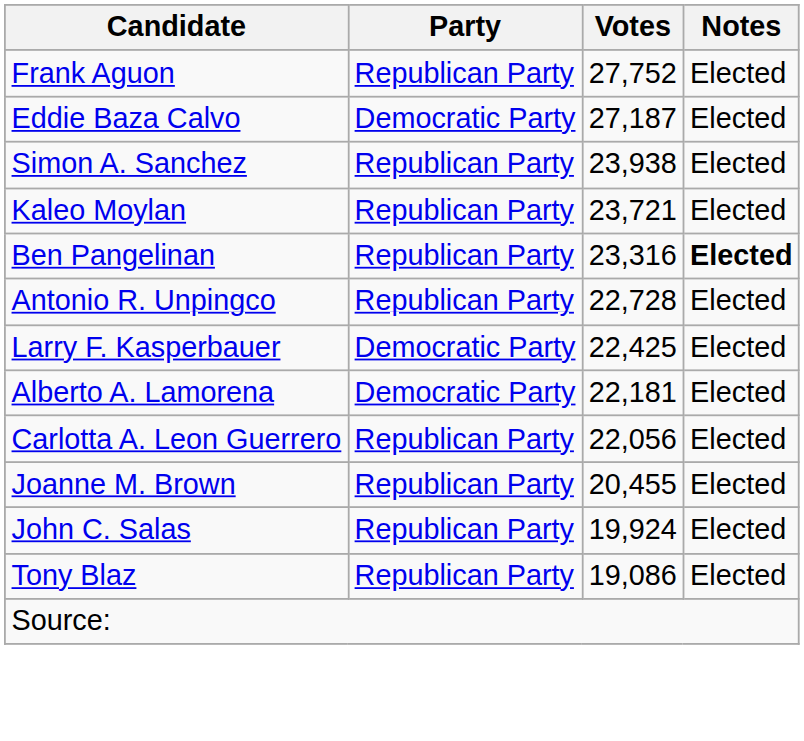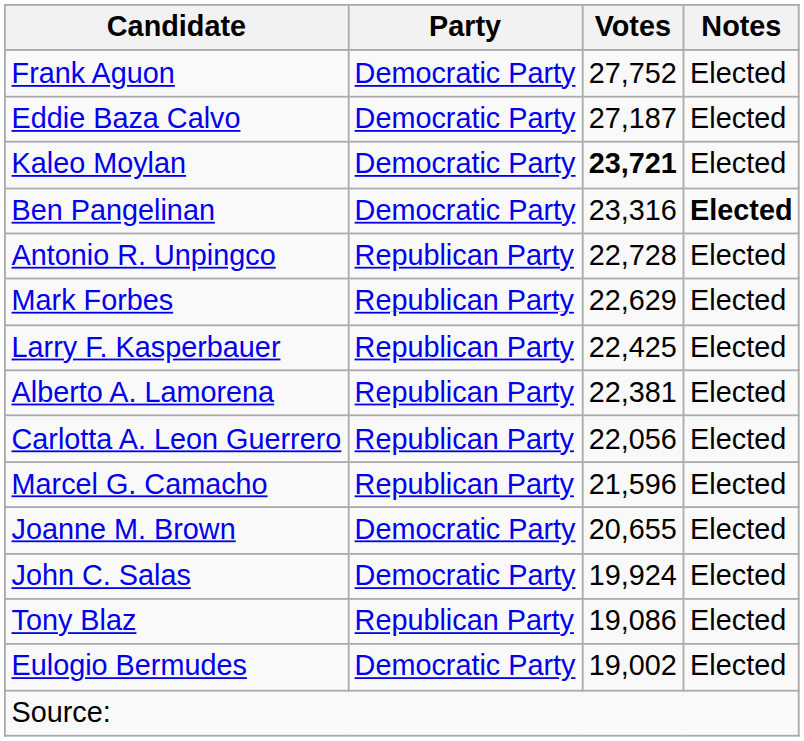(464, 73) Republican Party -> (465, 73) Democratic Party
- row: (129, 164)
(464, 210) Republican Party -> (465, 164) Democratic Party
(633, 210) normal -> (633, 164) bold
(464, 255) Republican Party -> (465, 210) Democratic Party
+ row: (92, 301)
(465, 347) Democratic Party -> (464, 347) Republican Party
(465, 392) Democratic Party -> (464, 392) Republican Party
(633, 392) 22,181 -> (633, 392) 22,381
+ row: (140, 484)
(464, 484) Republican Party -> (465, 529) Democratic Party
(633, 484) 20,455 -> (633, 529) 20,655
(464, 529) Republican Party -> (465, 575) Democratic Party
+ row: (129, 666)
